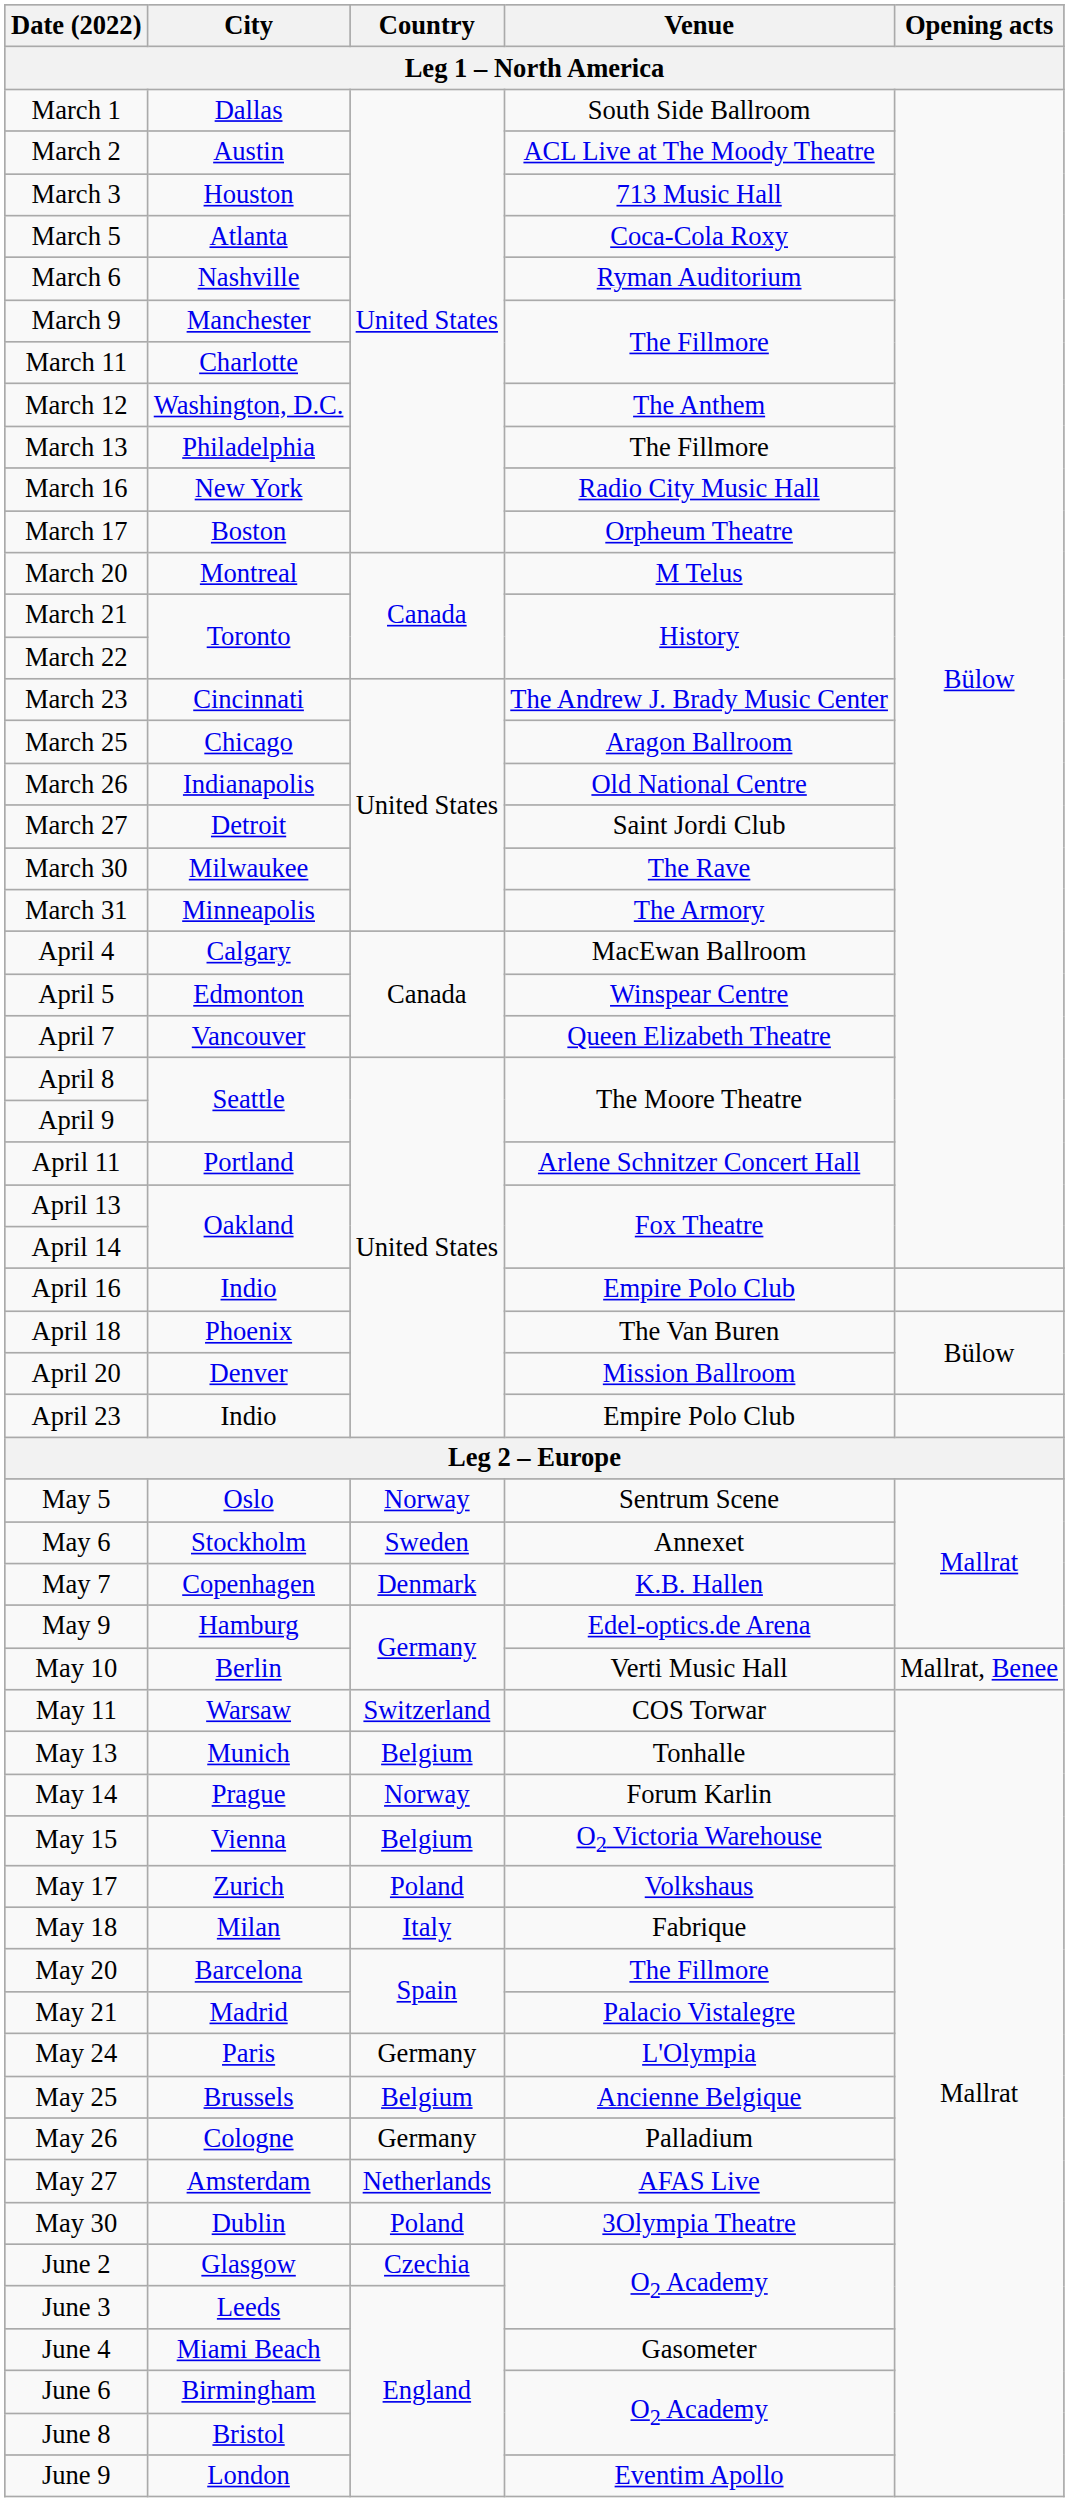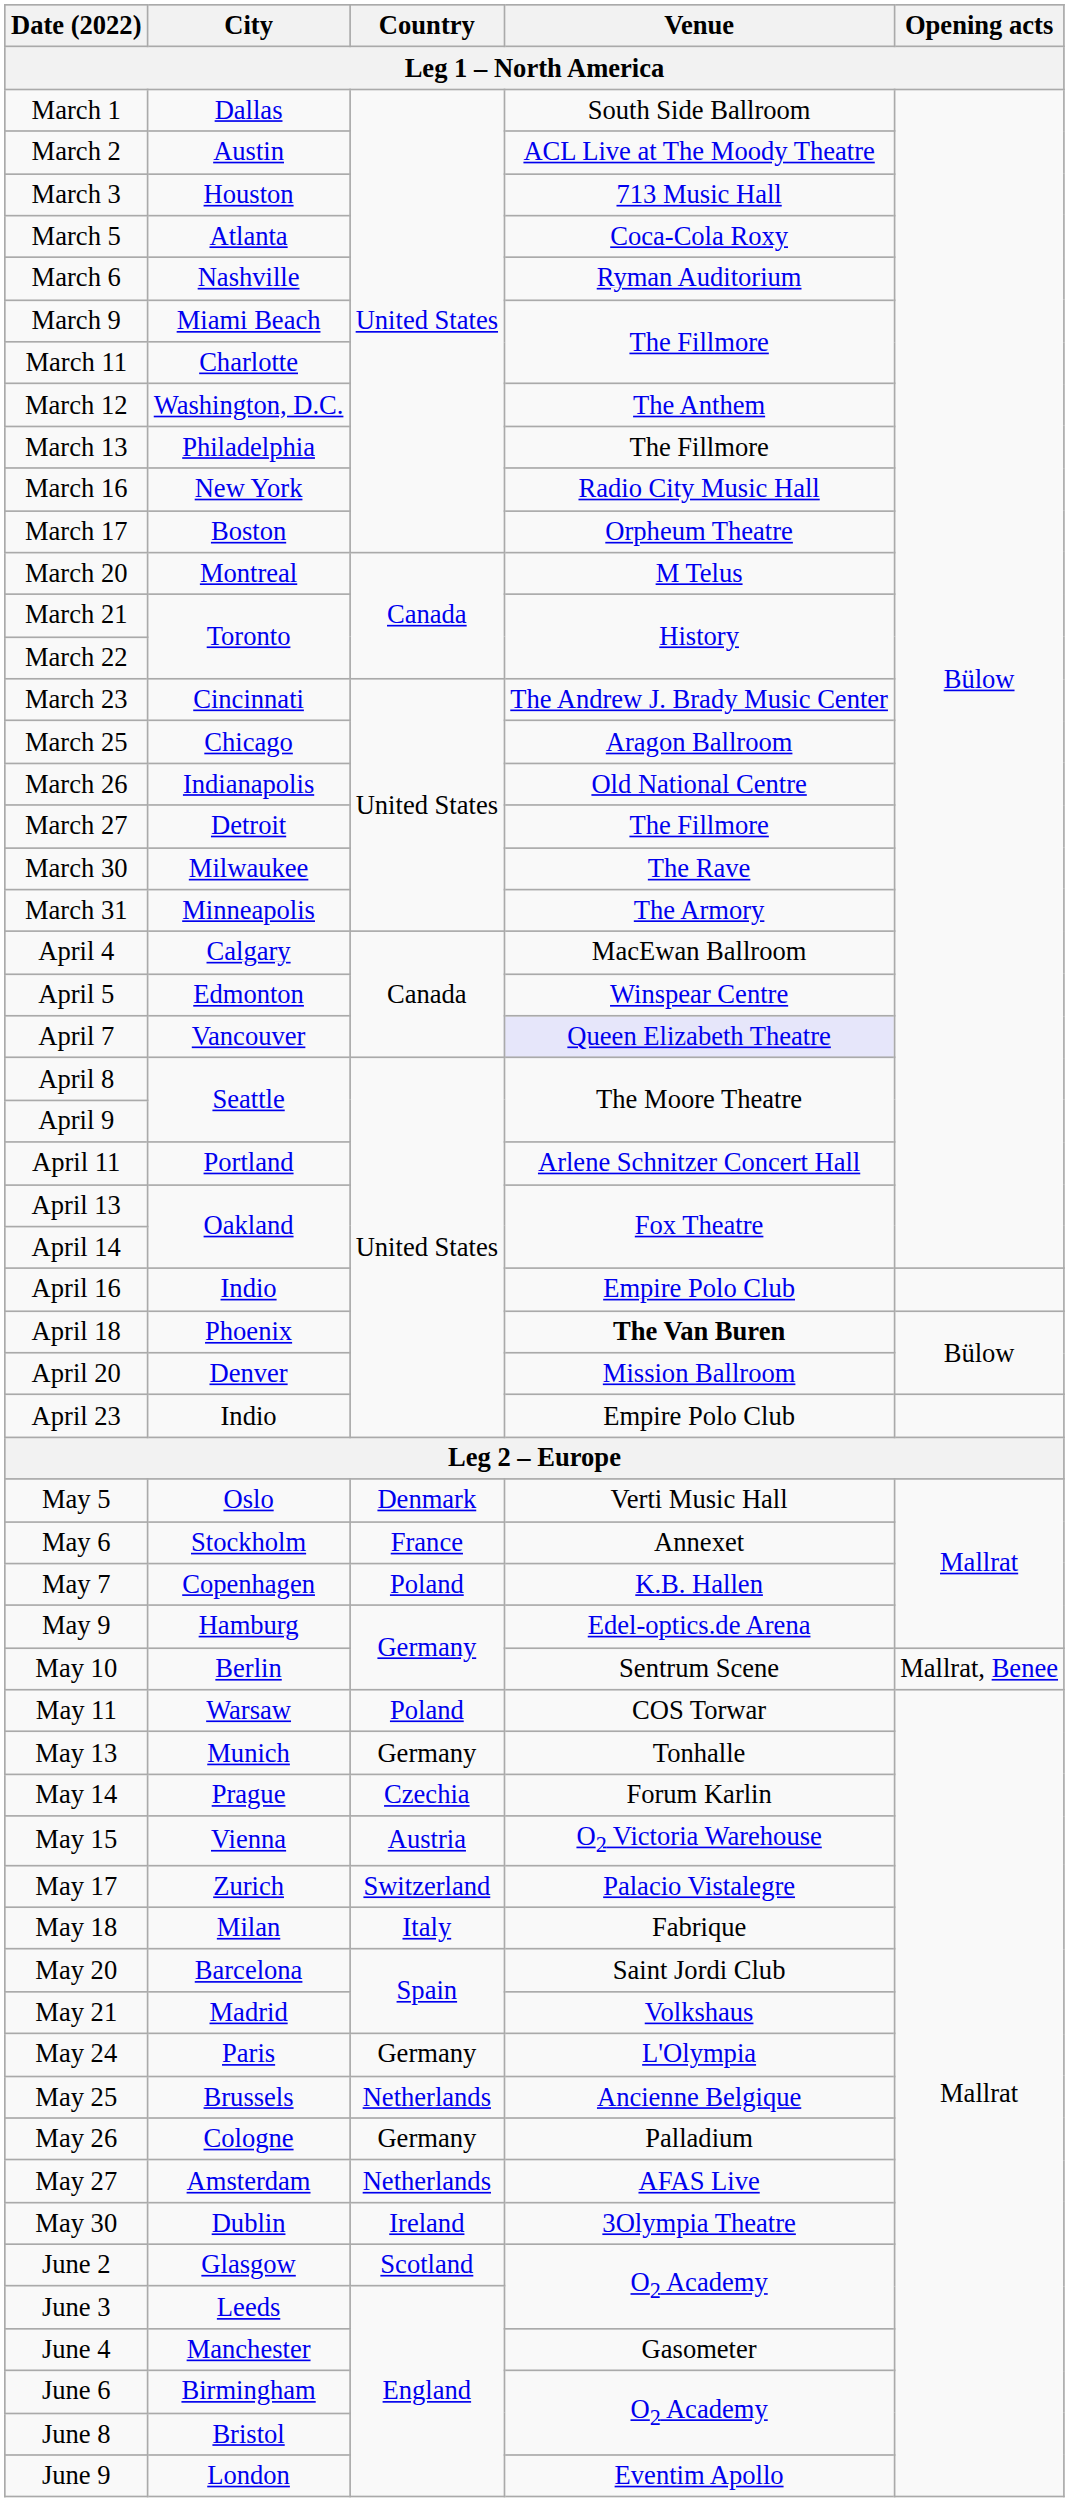(249, 320) Manchester -> (249, 320) Miami Beach
(699, 825) Saint Jordi Club -> (699, 825) The Fillmore
(699, 1036) no background -> (699, 1036) lavender background
(699, 1331) normal -> (699, 1331) bold
(427, 1499) Norway -> (427, 1499) Denmark
(699, 1499) Sentrum Scene -> (699, 1499) Verti Music Hall
(427, 1541) Sweden -> (427, 1541) France
(427, 1584) Denmark -> (427, 1584) Poland
(699, 1668) Verti Music Hall -> (699, 1668) Sentrum Scene
(427, 1710) Switzerland -> (427, 1710) Poland
(427, 1752) Belgium -> (427, 1752) Germany
(427, 1794) Norway -> (427, 1794) Czechia
(427, 1840) Belgium -> (427, 1840) Austria
(427, 1885) Poland -> (427, 1885) Switzerland
(699, 1885) Volkshaus -> (699, 1885) Palacio Vistalegre
(699, 1970) The Fillmore -> (699, 1970) Saint Jordi Club
(699, 2012) Palacio Vistalegre -> (699, 2012) Volkshaus
(427, 2096) Belgium -> (427, 2096) Netherlands
(427, 2222) Poland -> (427, 2222) Ireland
(427, 2265) Czechia -> (427, 2265) Scotland
(249, 2349) Miami Beach -> (249, 2349) Manchester
